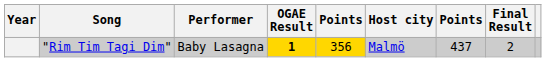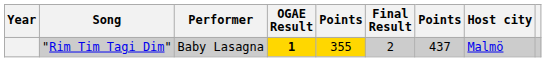columns swapped: (510, 21) <-> (401, 21)
(341, 47) 356 -> (341, 47) 355
